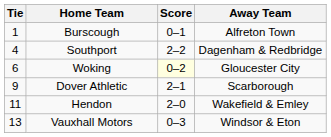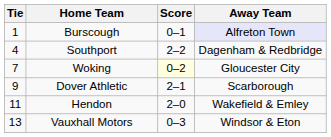(260, 31) no background -> (260, 31) lavender background
(15, 68) 6 -> (15, 68) 7
